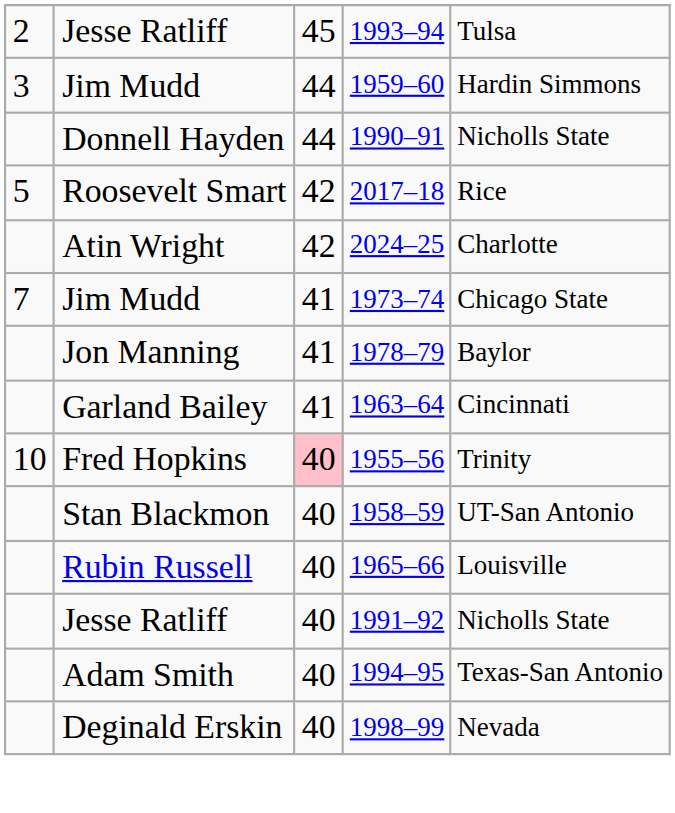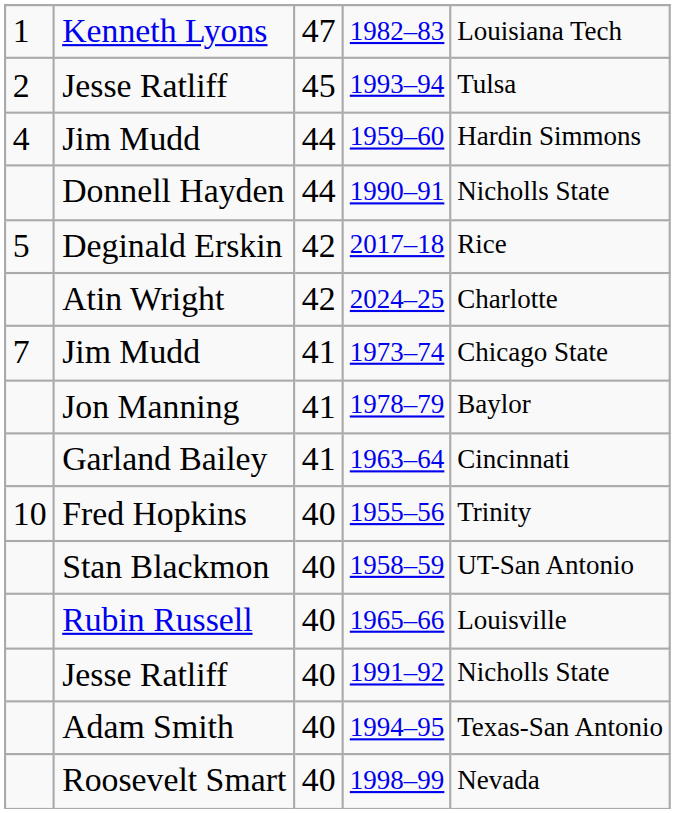+ row: (397, 31)
(21, 84) 3 -> (21, 138) 4
(174, 191) Roosevelt Smart -> (172, 245) Deginald Erskin
(319, 459) pink background -> (319, 513) no background
(172, 727) Deginald Erskin -> (174, 780) Roosevelt Smart
